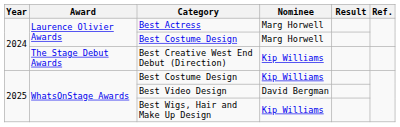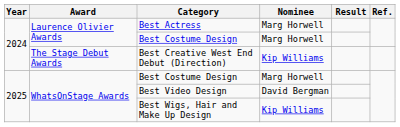(293, 77) Kip Williams -> (293, 77) Marg Horwell
